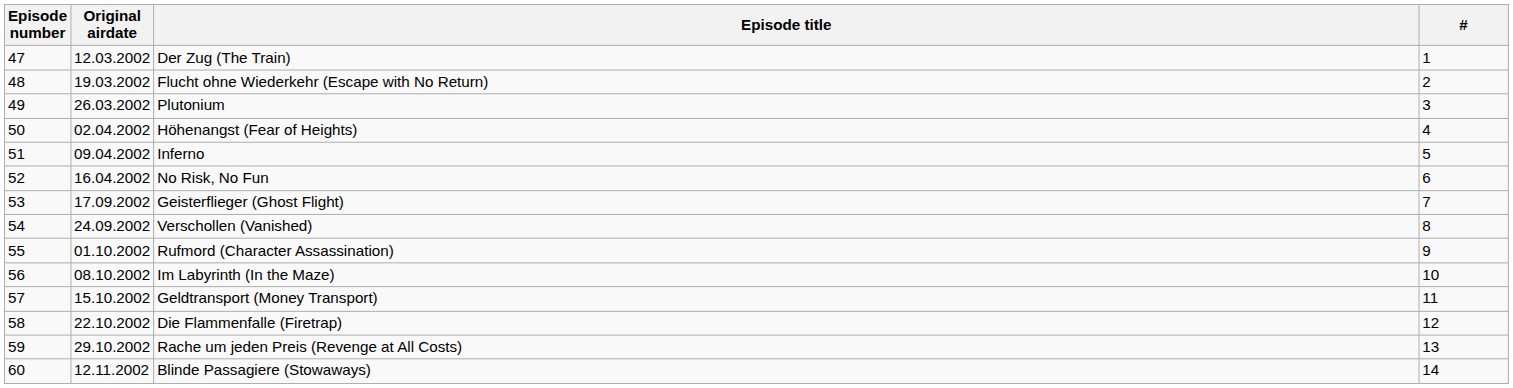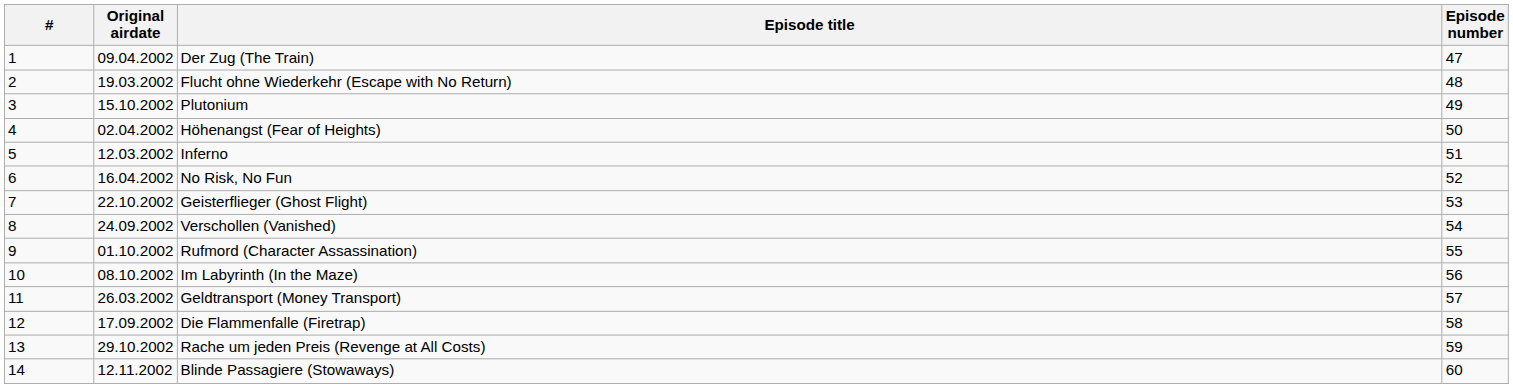columns swapped: (1464, 25) <-> (38, 25)
(112, 57) 12.03.2002 -> (135, 57) 09.04.2002
(112, 105) 26.03.2002 -> (135, 105) 15.10.2002
(112, 154) 09.04.2002 -> (135, 154) 12.03.2002
(112, 202) 17.09.2002 -> (135, 202) 22.10.2002
(112, 298) 15.10.2002 -> (135, 298) 26.03.2002
(112, 322) 22.10.2002 -> (135, 322) 17.09.2002
